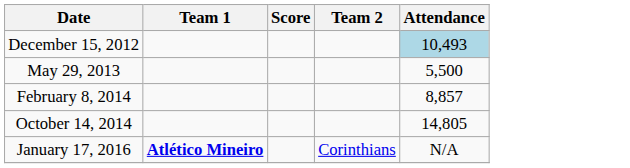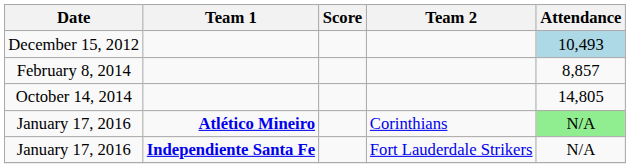- row: (74, 70)
(444, 149) no background -> (581, 123) lightgreen background
+ row: (74, 149)
